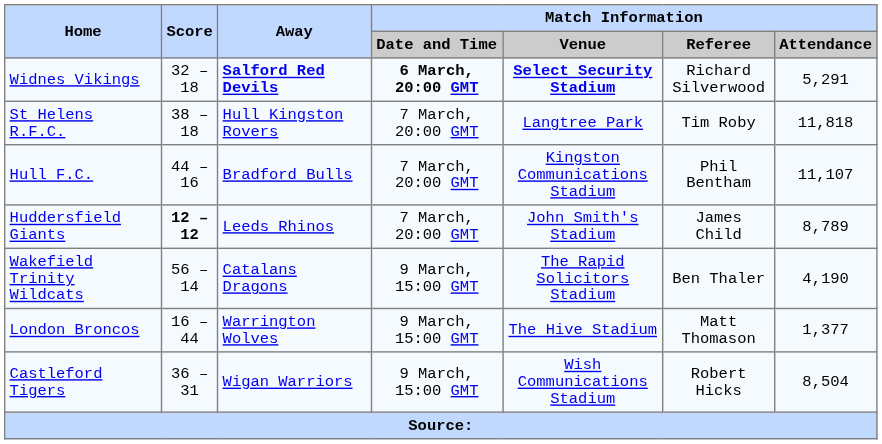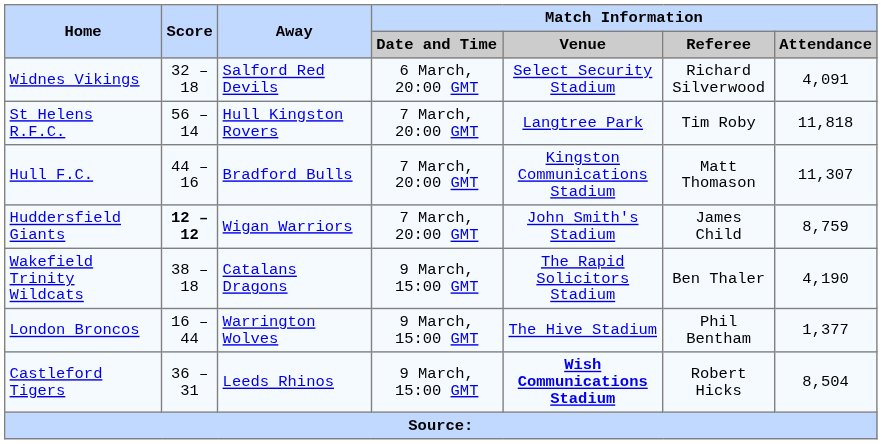(274, 80) bold -> (274, 80) normal
(437, 80) bold -> (437, 80) normal
(583, 80) bold -> (583, 80) normal
(826, 80) 5,291 -> (826, 80) 4,091
(190, 123) 38 – 18 -> (190, 123) 56 – 14
(719, 175) Phil Bentham -> (719, 175) Matt Thomason
(826, 175) 11,107 -> (826, 175) 11,307
(278, 227) Leeds Rhinos -> (288, 227) Wigan Warriors
(826, 227) 8,789 -> (826, 227) 8,759
(190, 278) 56 – 14 -> (190, 278) 38 – 18
(719, 330) Matt Thomason -> (719, 330) Phil Bentham
(288, 382) Wigan Warriors -> (278, 382) Leeds Rhinos
(583, 382) normal -> (583, 382) bold
